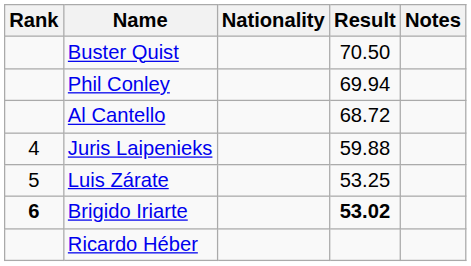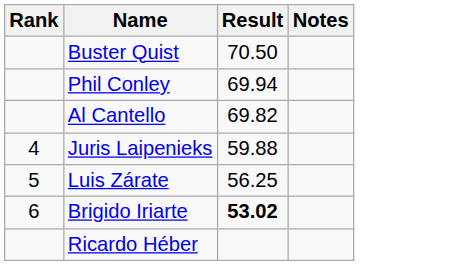- column: (273, 20)
(365, 116) 68.72 -> (253, 116) 69.82
(365, 180) 53.25 -> (253, 180) 56.25
(34, 212) bold -> (34, 212) normal
